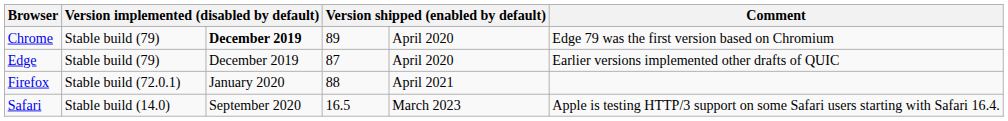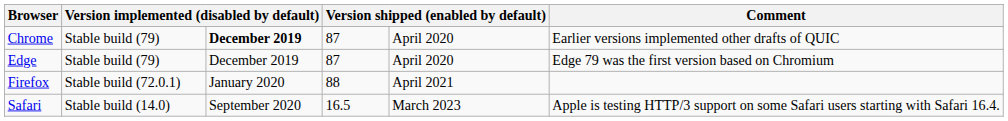(333, 37) 89 -> (333, 37) 87
(693, 37) Edge 79 was the first version based on Chromium -> (696, 37) Earlier versions implemented other drafts of QUIC
(696, 60) Earlier versions implemented other drafts of QUIC -> (693, 60) Edge 79 was the first version based on Chromium
